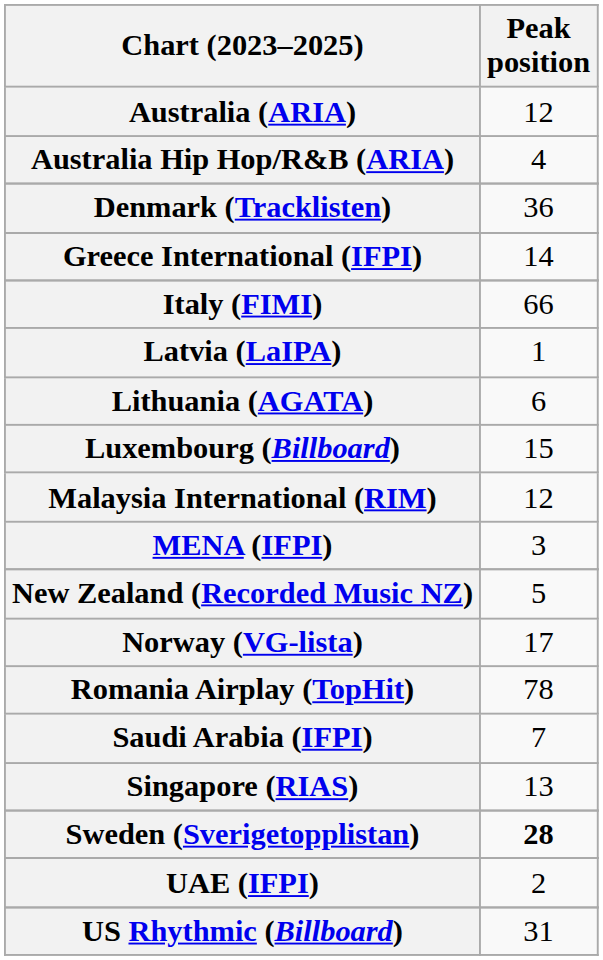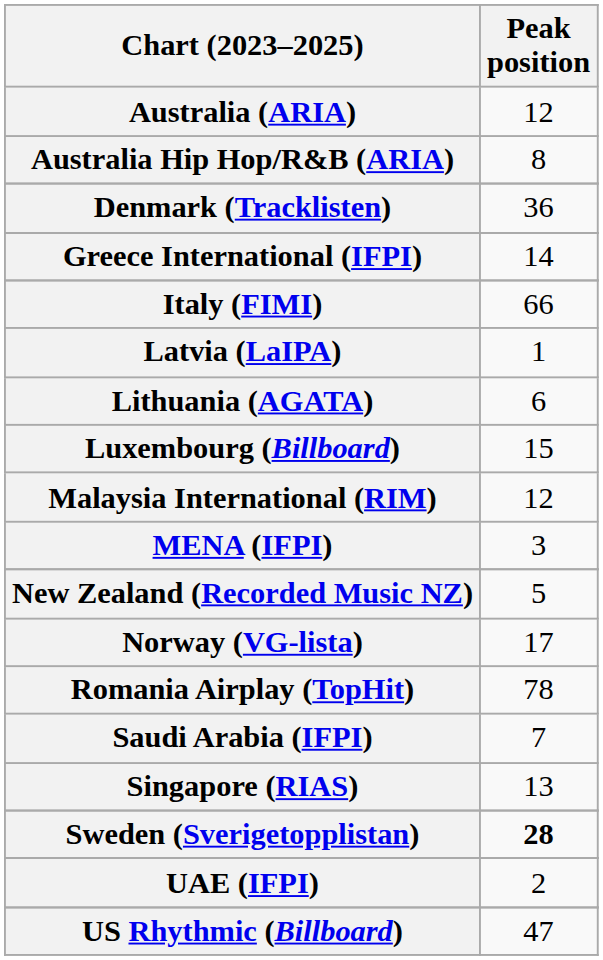(539, 159) 4 -> (539, 159) 8
(539, 930) 31 -> (539, 930) 47
